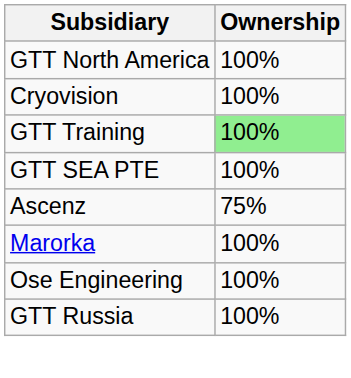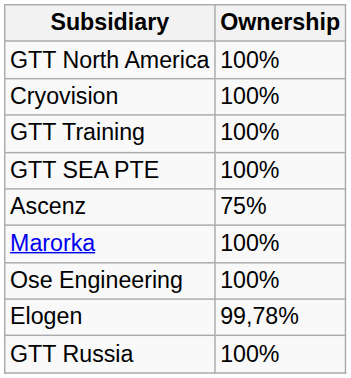(250, 133) lightgreen background -> (250, 133) no background
+ row: (46, 317)
